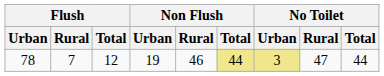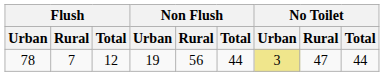(196, 60) 46 -> (196, 60) 56
(236, 60) khaki background -> (236, 60) no background
